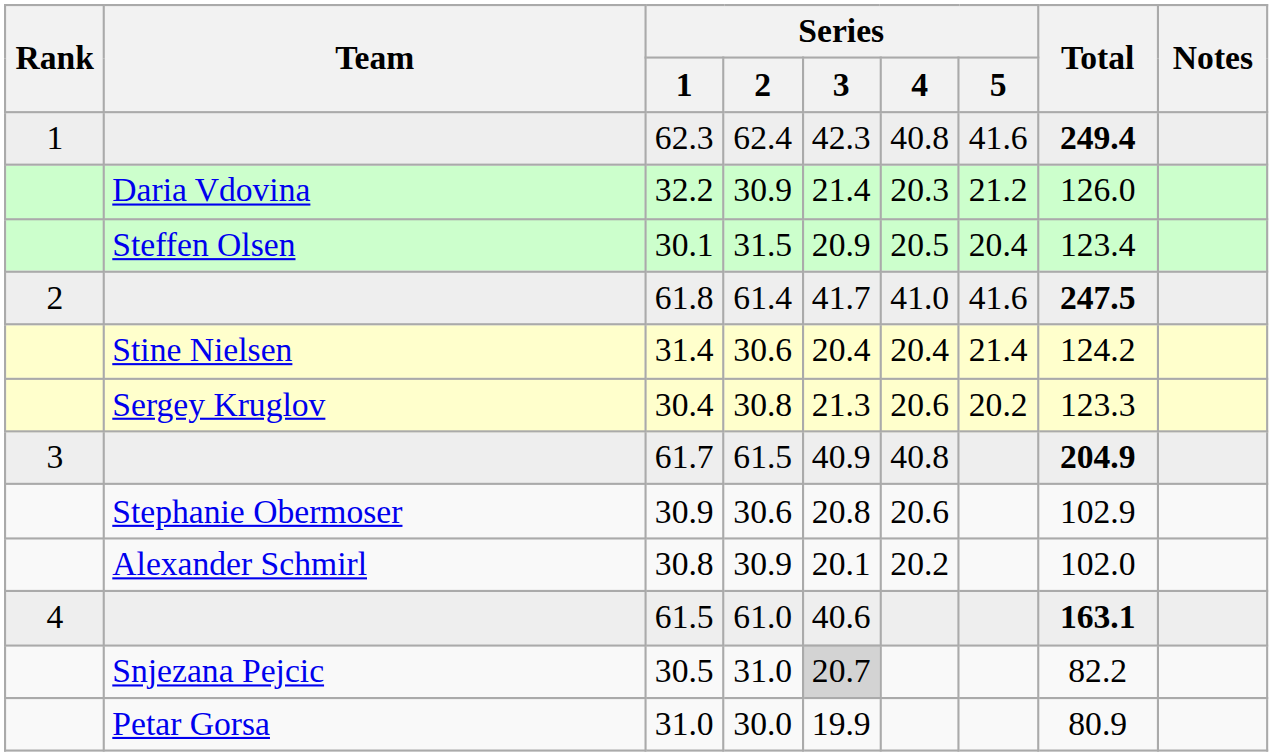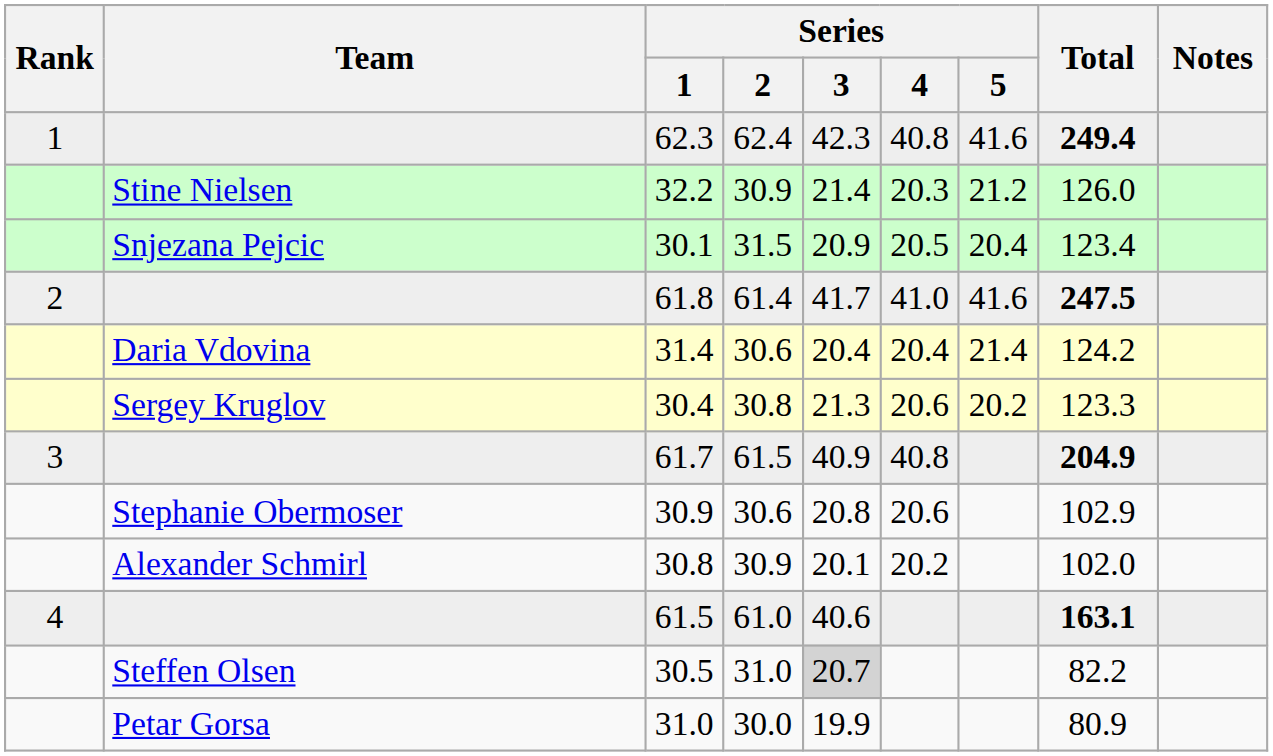(211, 191) Daria Vdovina -> (202, 191) Stine Nielsen
(204, 244) Steffen Olsen -> (218, 244) Snjezana Pejcic
(202, 350) Stine Nielsen -> (211, 350) Daria Vdovina
(218, 670) Snjezana Pejcic -> (204, 670) Steffen Olsen
